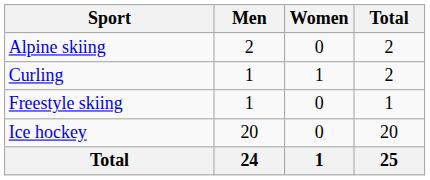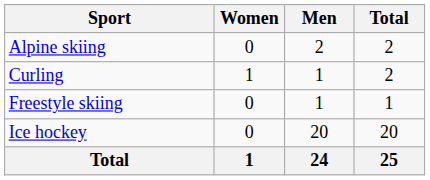columns swapped: (249, 18) <-> (319, 18)
